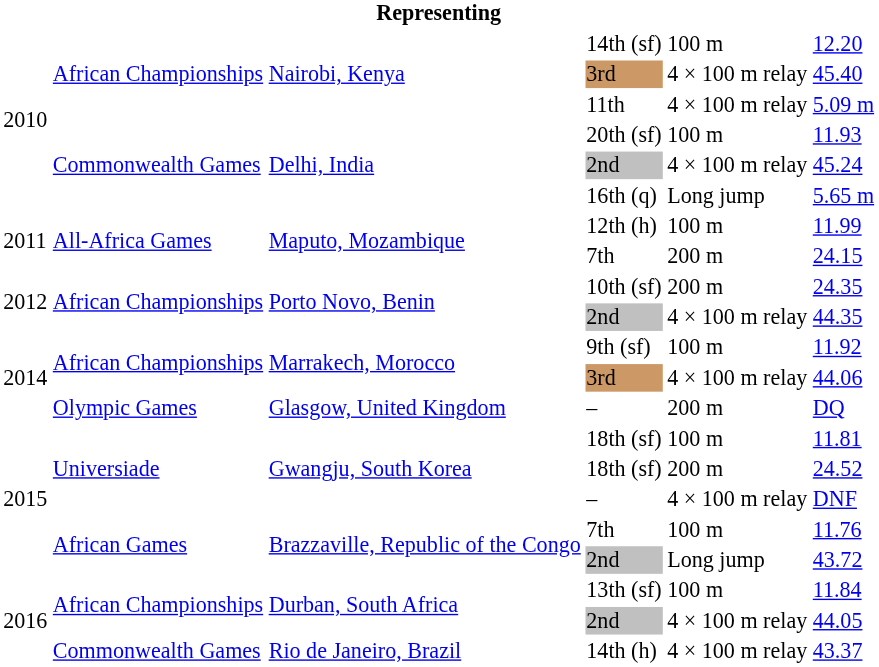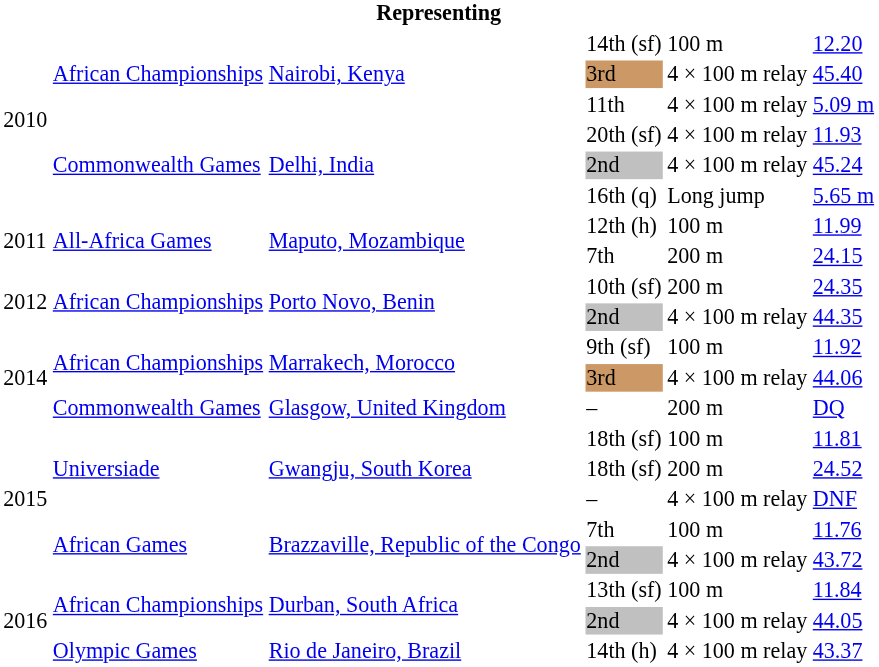(695, 134) 100 m -> (737, 134) 4 × 100 m relay
(125, 408) Olympic Games -> (157, 408) Commonwealth Games
(716, 559) Long jump -> (737, 559) 4 × 100 m relay
(157, 650) Commonwealth Games -> (125, 650) Olympic Games
